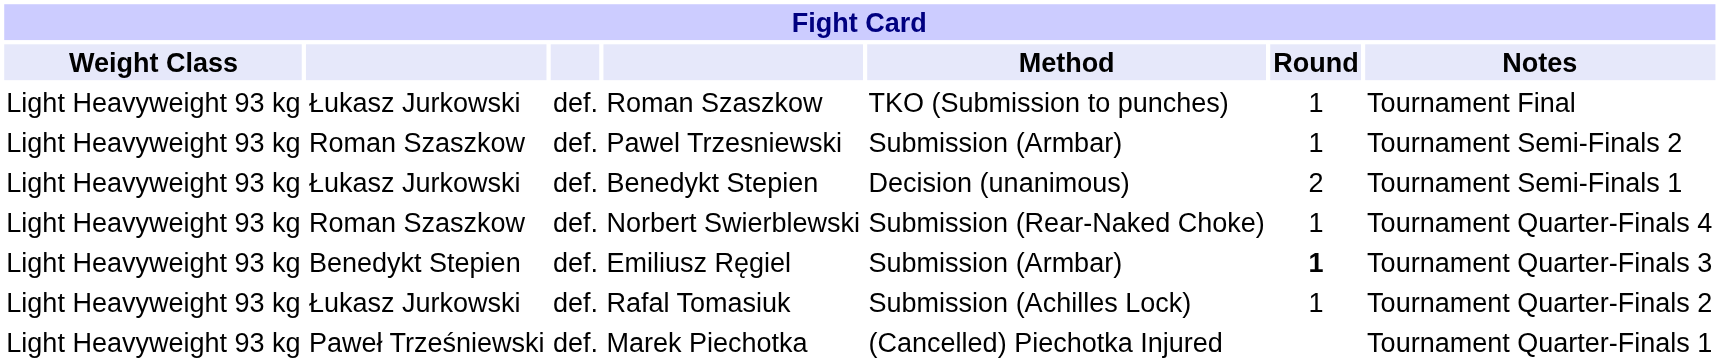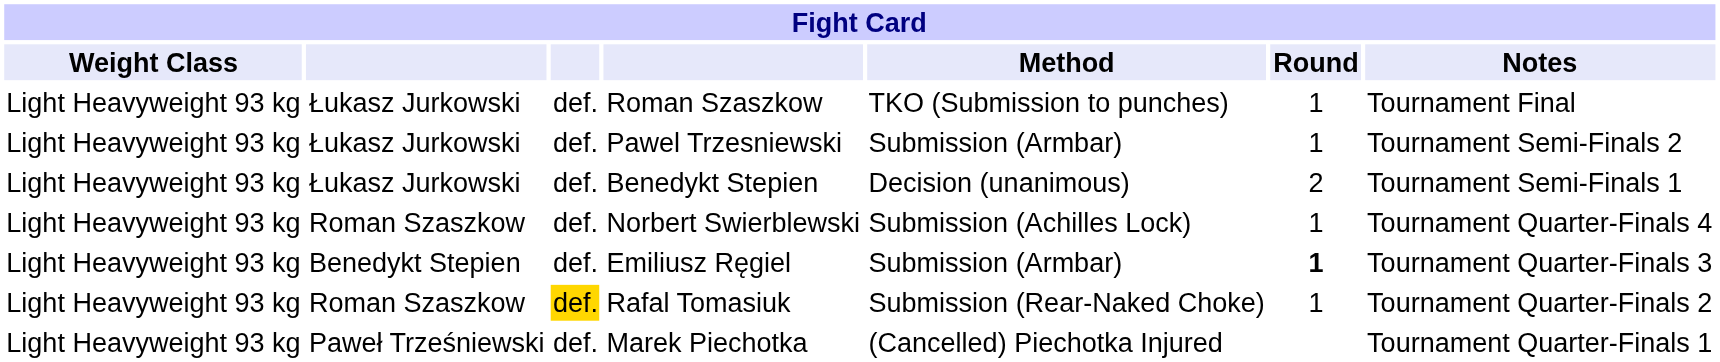(417, 142) Roman Szaszkow -> (415, 142) Łukasz Jurkowski
(1067, 223) Submission (Rear-Naked Choke) -> (1030, 223) Submission (Achilles Lock)
(415, 303) Łukasz Jurkowski -> (417, 303) Roman Szaszkow
(576, 303) no background -> (576, 303) gold background
(1030, 303) Submission (Achilles Lock) -> (1067, 303) Submission (Rear-Naked Choke)
